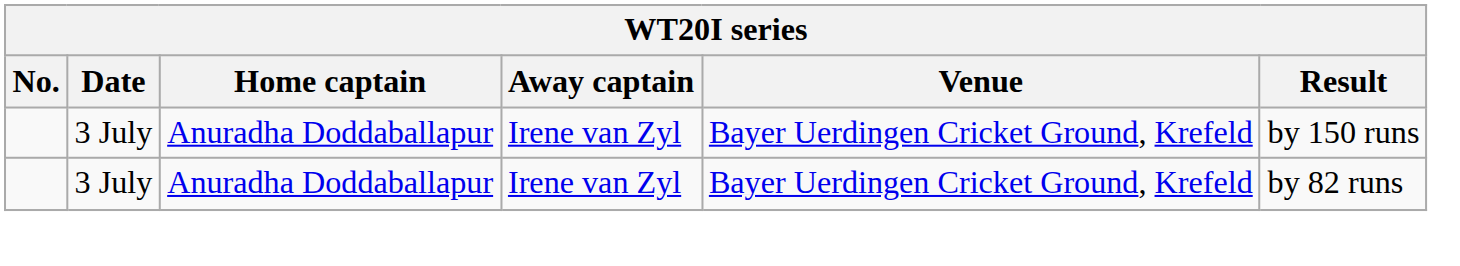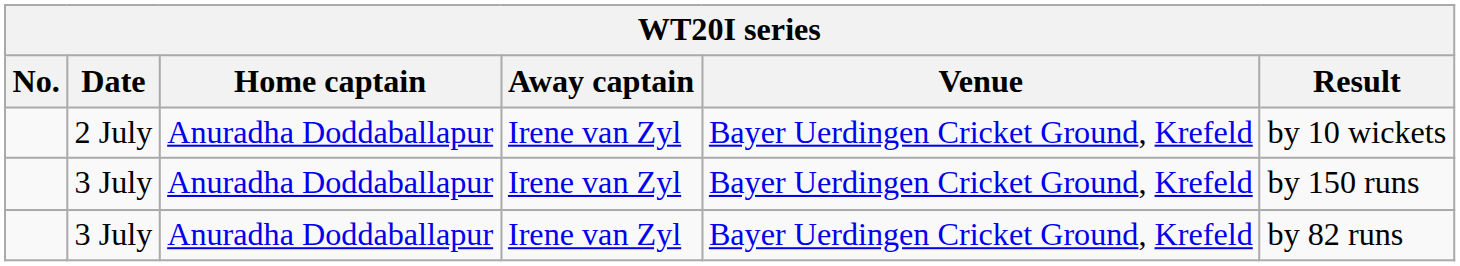+ row: (36, 133)
